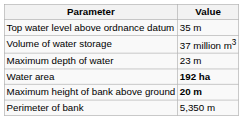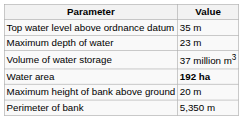rows swapped: (59, 44) <-> (60, 61)
(191, 92) bold -> (191, 92) normal
